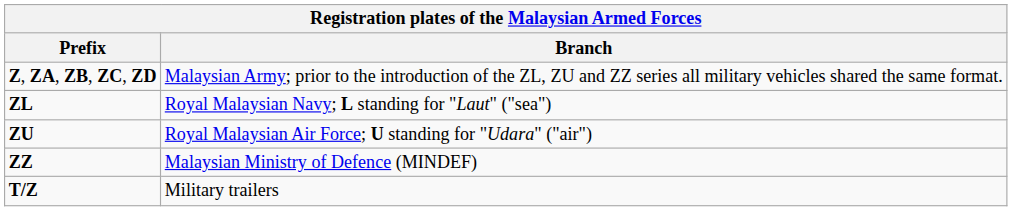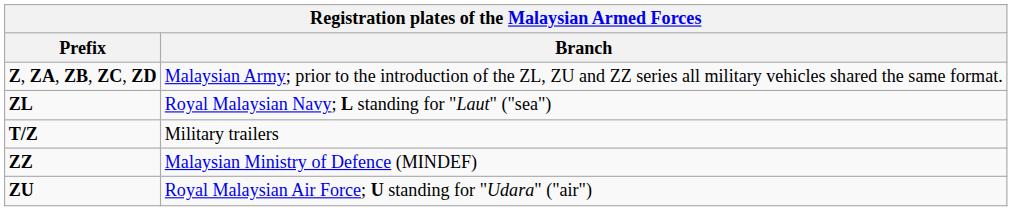rows swapped: (21, 133) <-> (23, 190)
